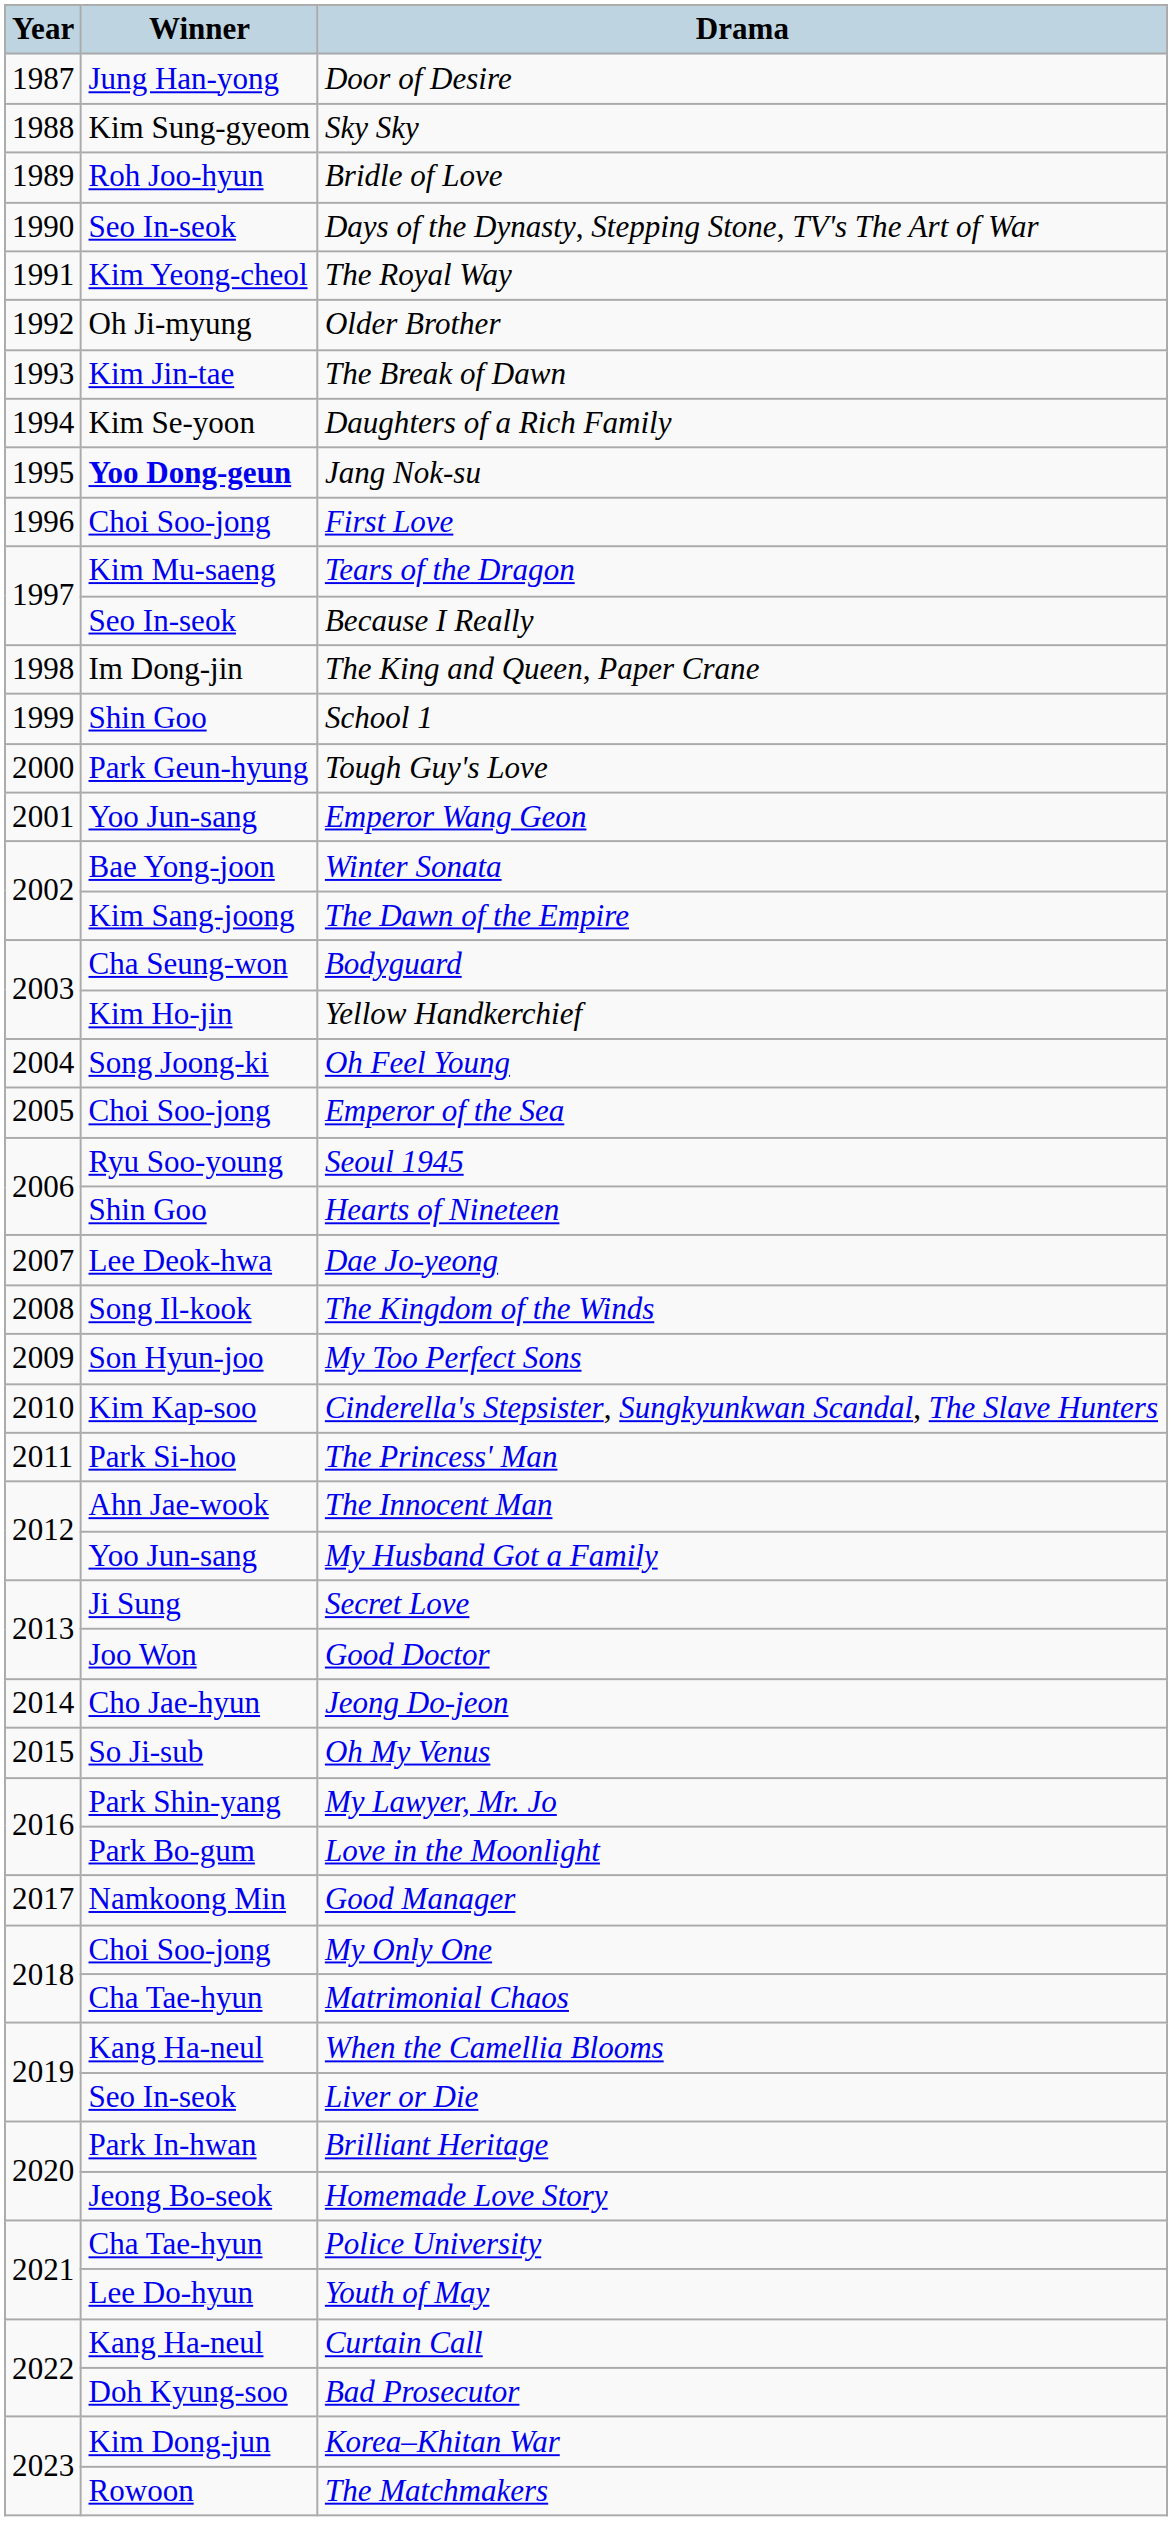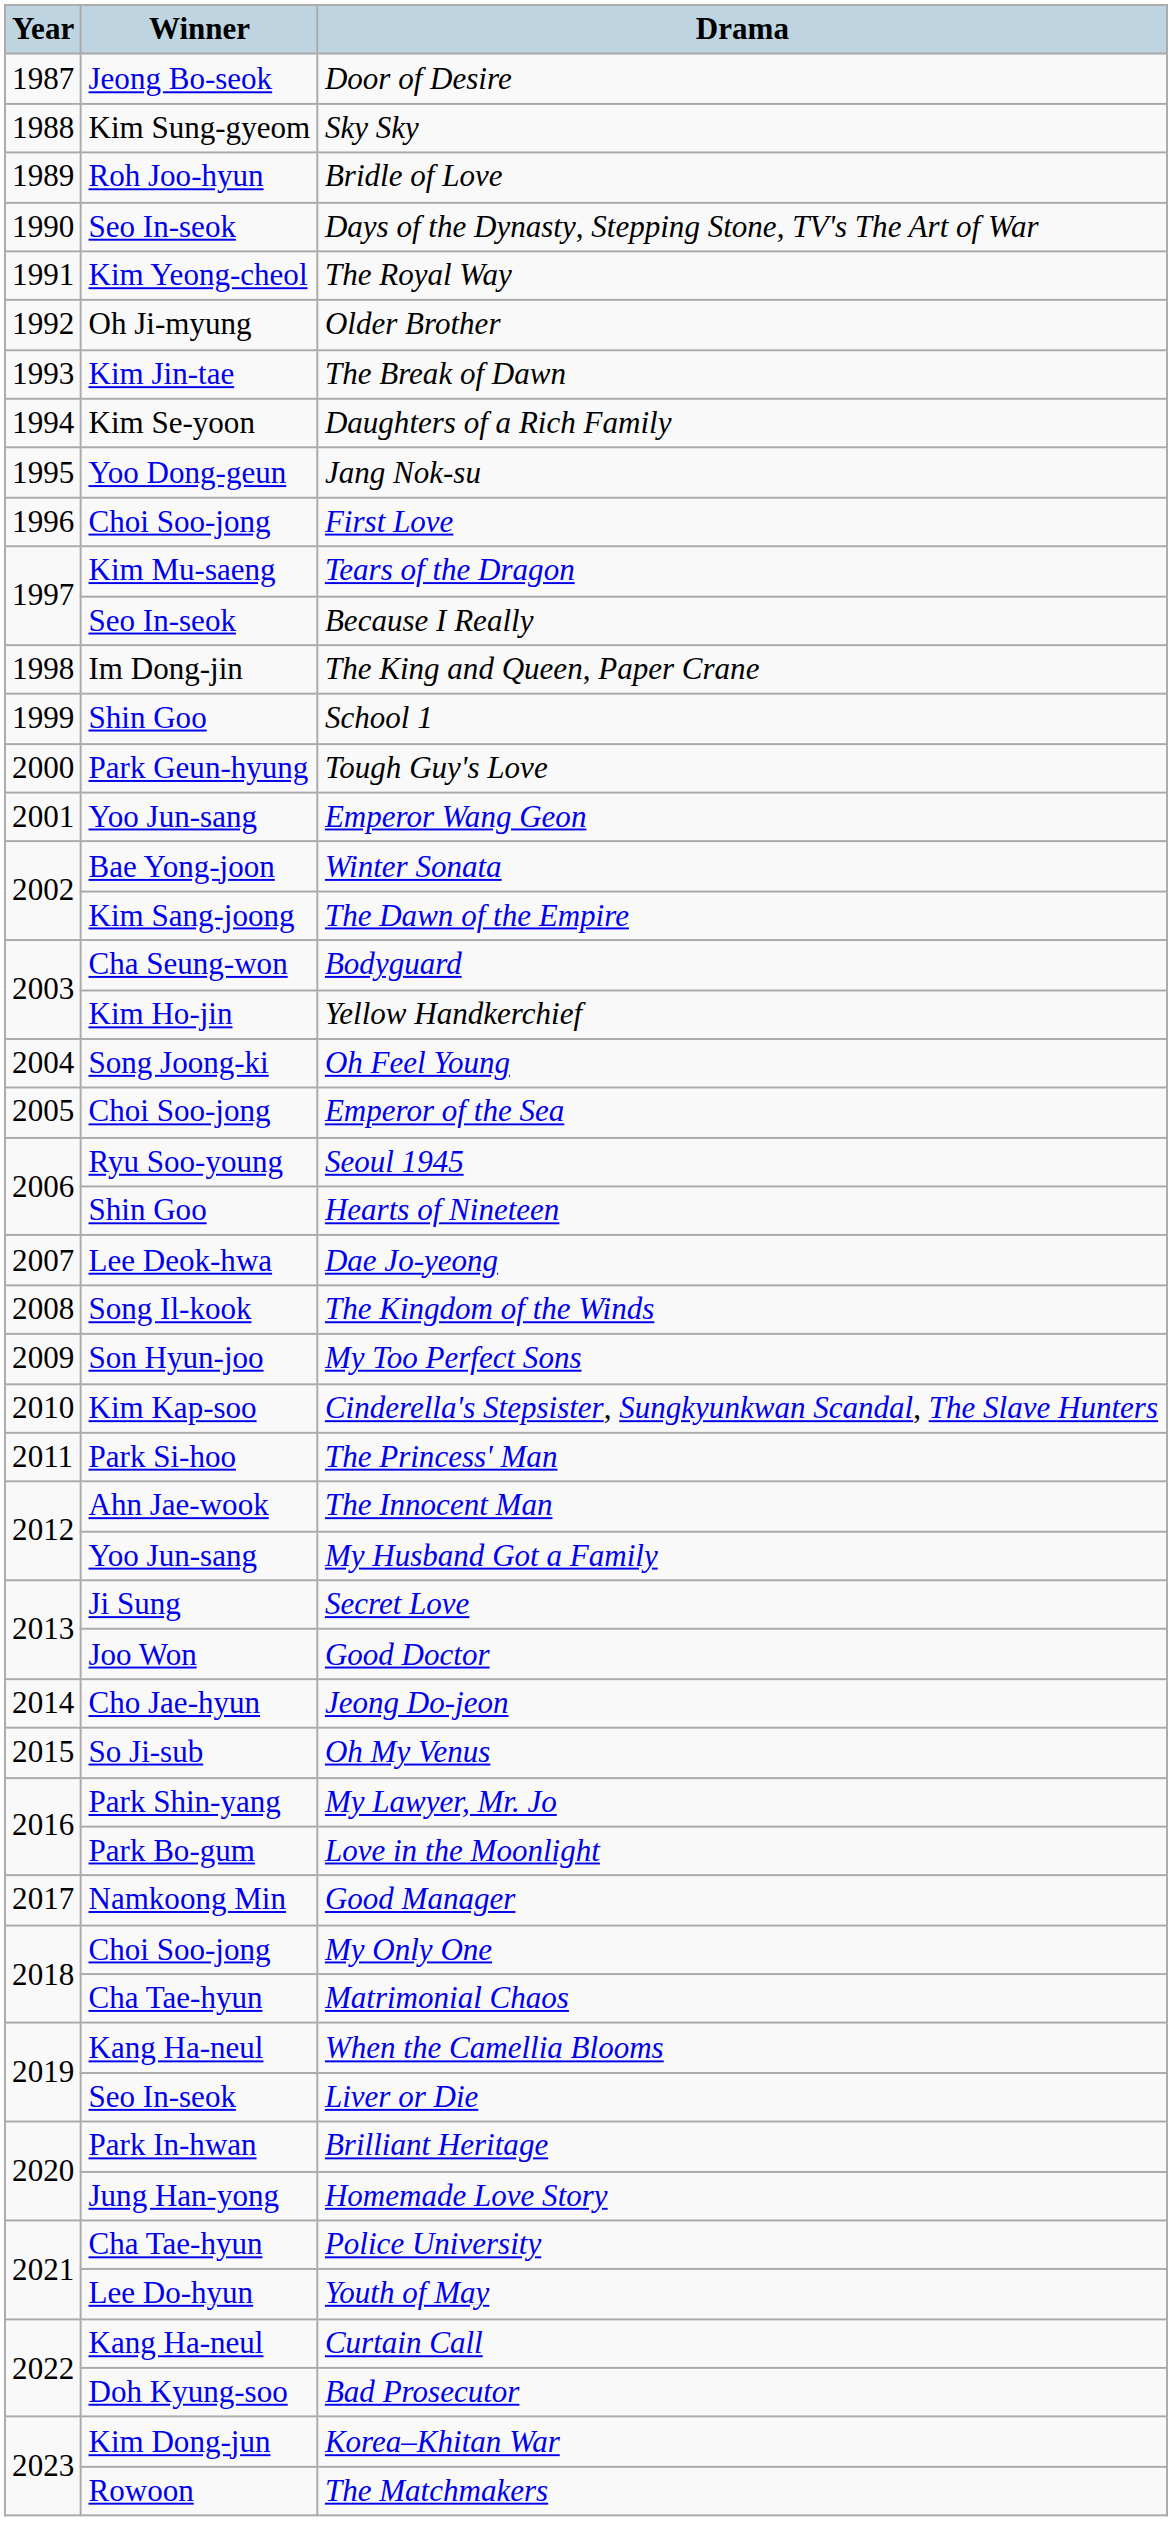(184, 78) Jung Han-yong -> (180, 78) Jeong Bo-seok
(190, 472) bold -> (187, 472) normal
(180, 2195) Jeong Bo-seok -> (184, 2195) Jung Han-yong
